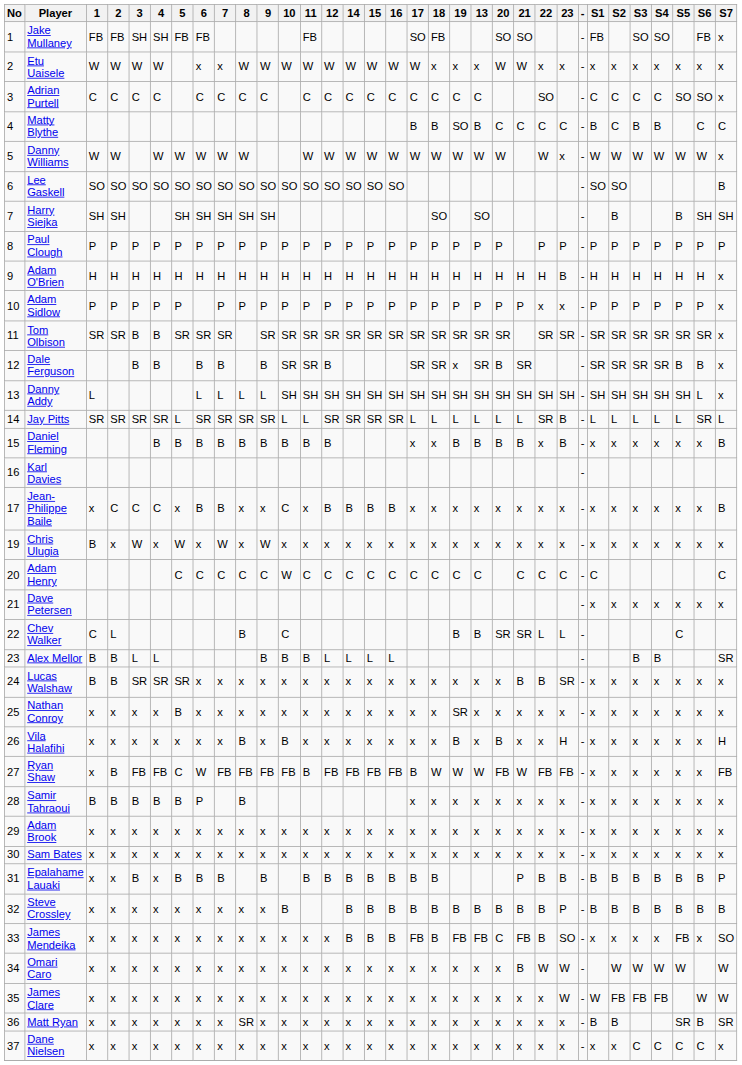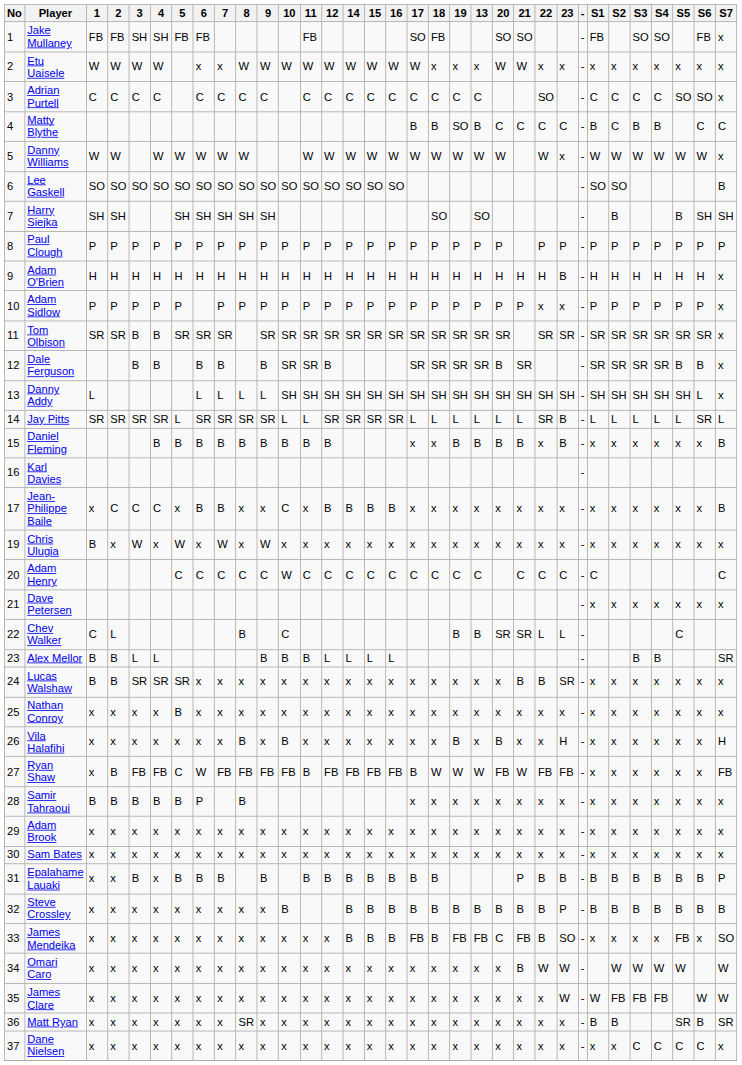(455, 365) x -> (460, 365) SR
(460, 711) SR -> (455, 711) x
